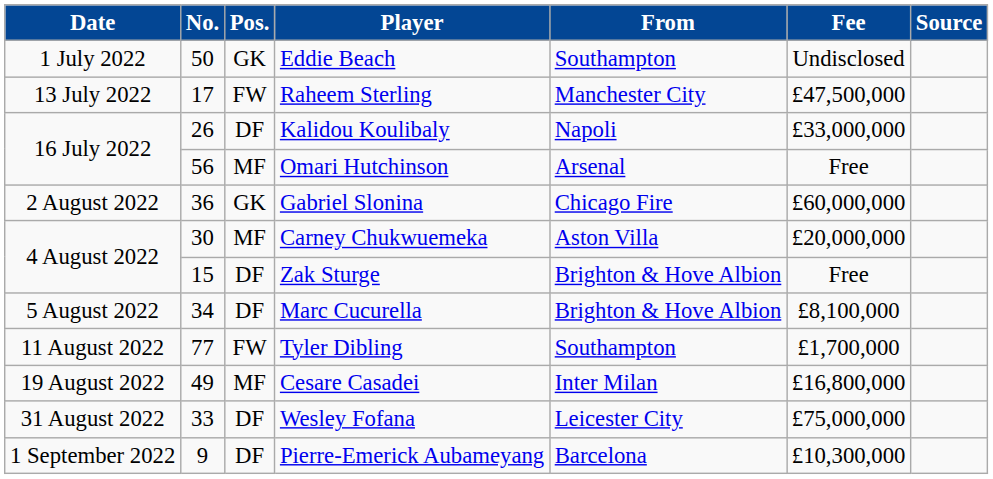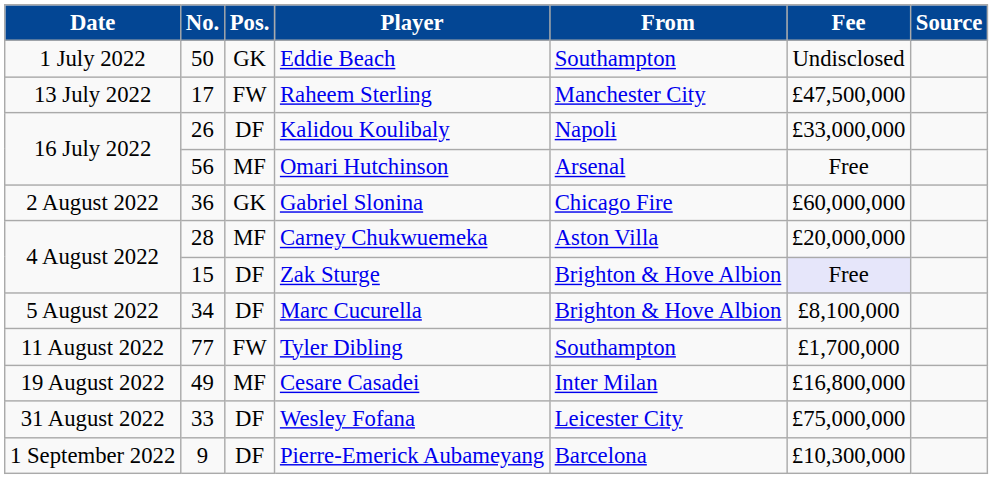(202, 238) 30 -> (202, 238) 28
(849, 274) no background -> (849, 274) lavender background
